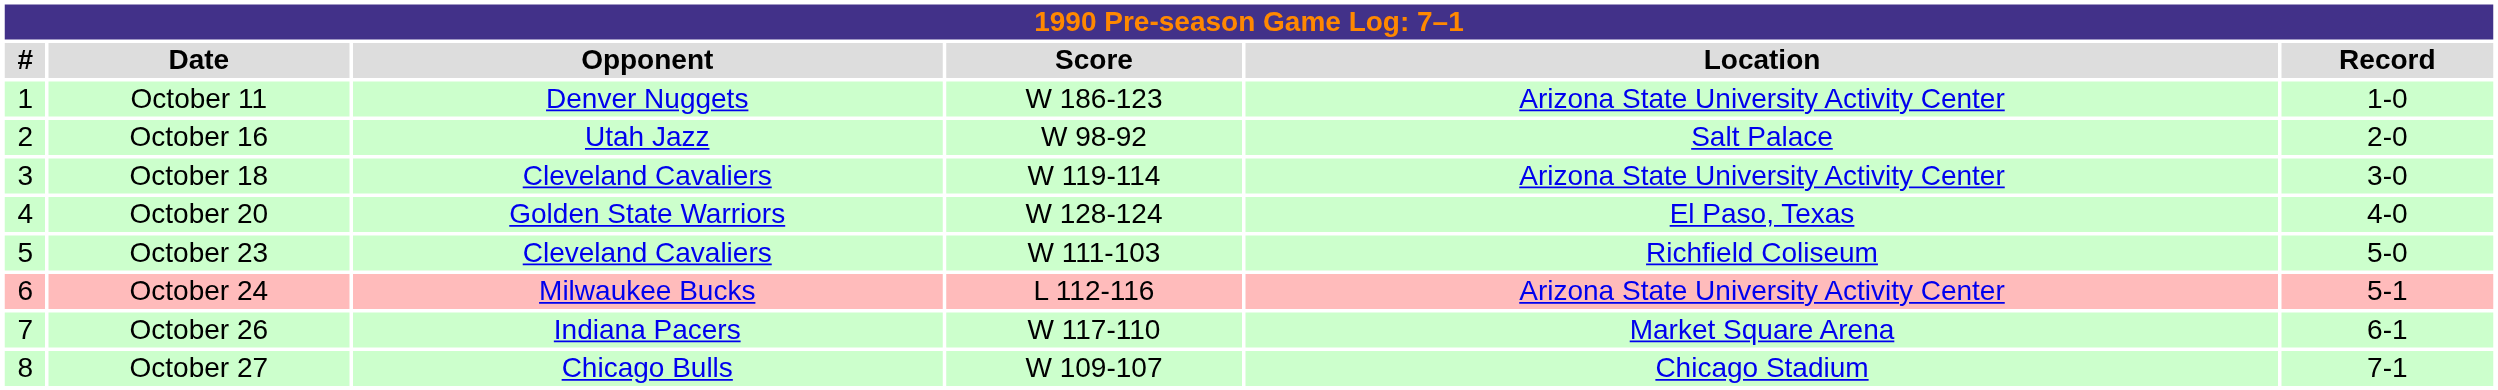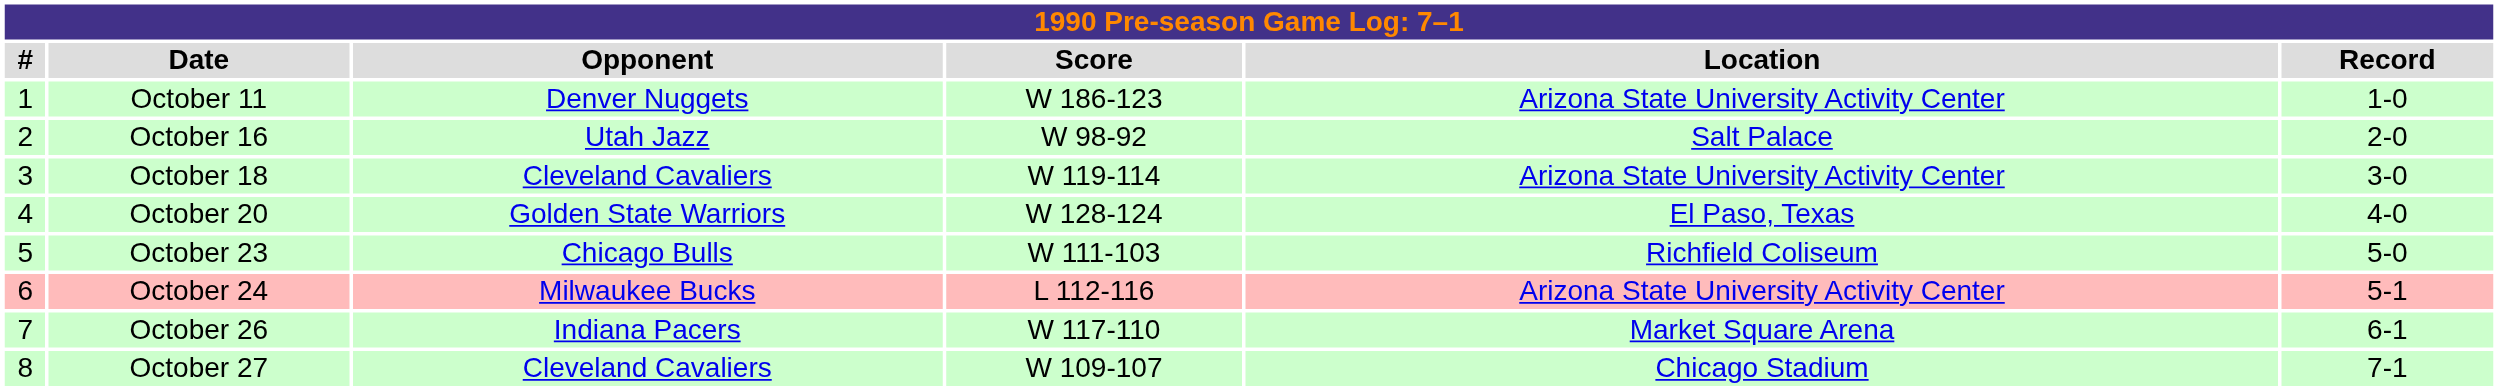(647, 252) Cleveland Cavaliers -> (647, 252) Chicago Bulls
(647, 368) Chicago Bulls -> (647, 368) Cleveland Cavaliers
